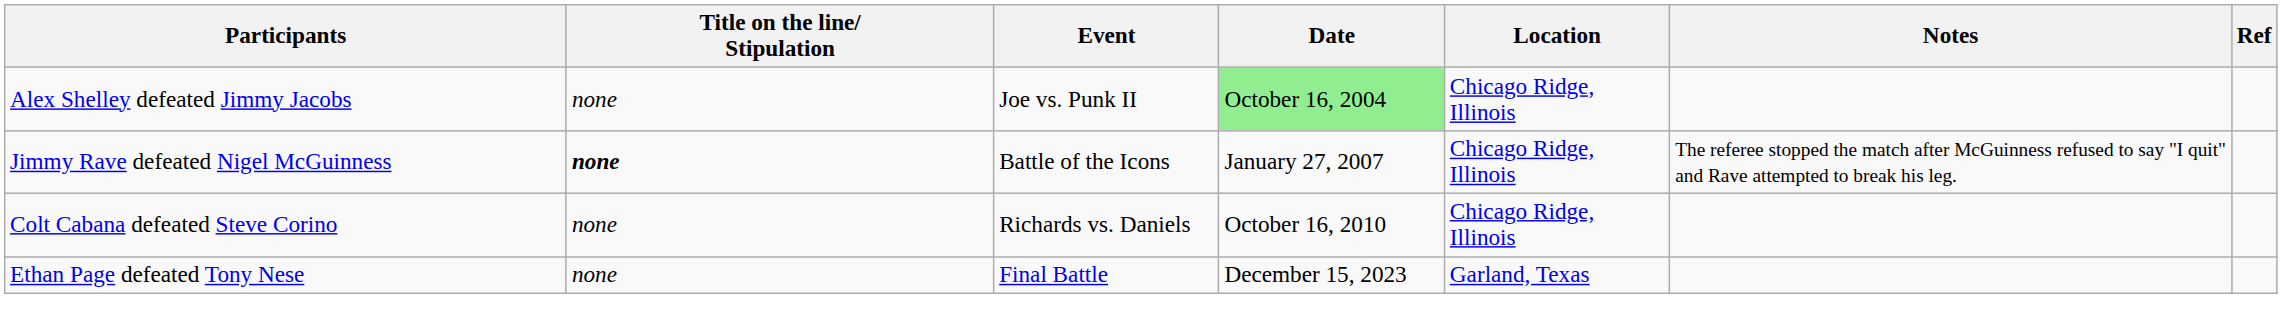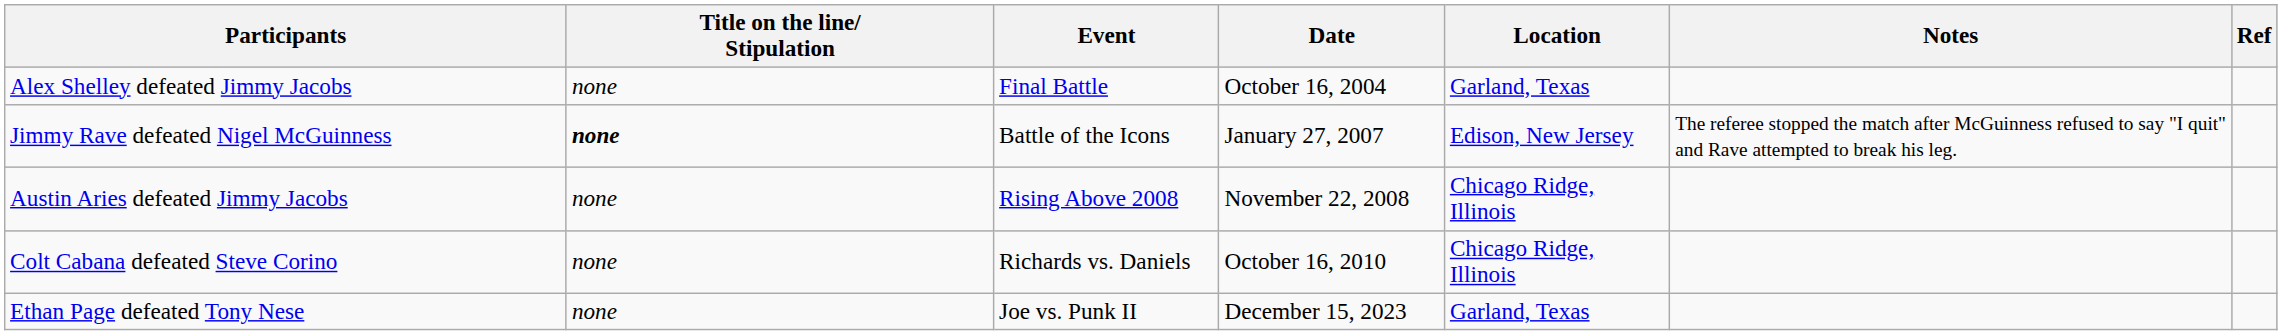(1068, 98) Joe vs. Punk II -> (1054, 85) Final Battle
(1305, 98) lightgreen background -> (1305, 85) no background
(1522, 98) Chicago Ridge, Illinois -> (1520, 85) Garland, Texas
(1522, 161) Chicago Ridge, Illinois -> (1542, 135) Edison, New Jersey
+ row: (179, 198)
(1054, 274) Final Battle -> (1068, 311) Joe vs. Punk II
